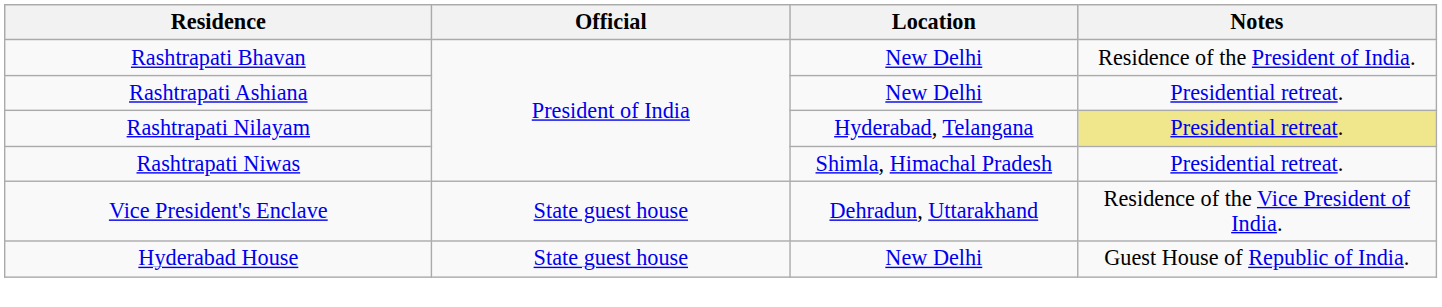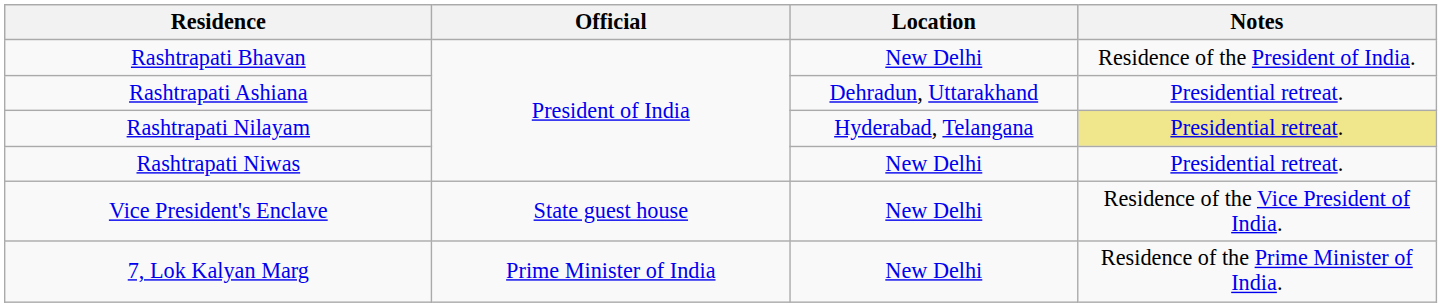(934, 92) New Delhi -> (934, 92) Dehradun, Uttarakhand
(934, 163) Shimla, Himachal Pradesh -> (934, 163) New Delhi
(934, 211) Dehradun, Uttarakhand -> (934, 211) New Delhi
+ row: (218, 271)
- row: (218, 258)
